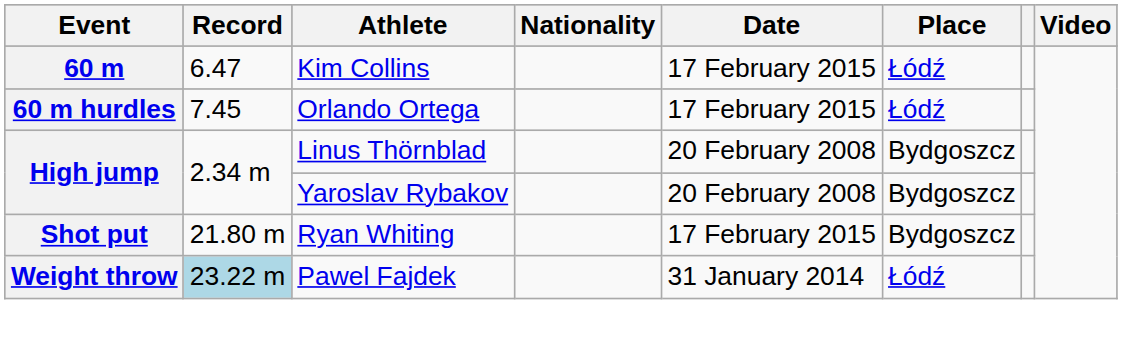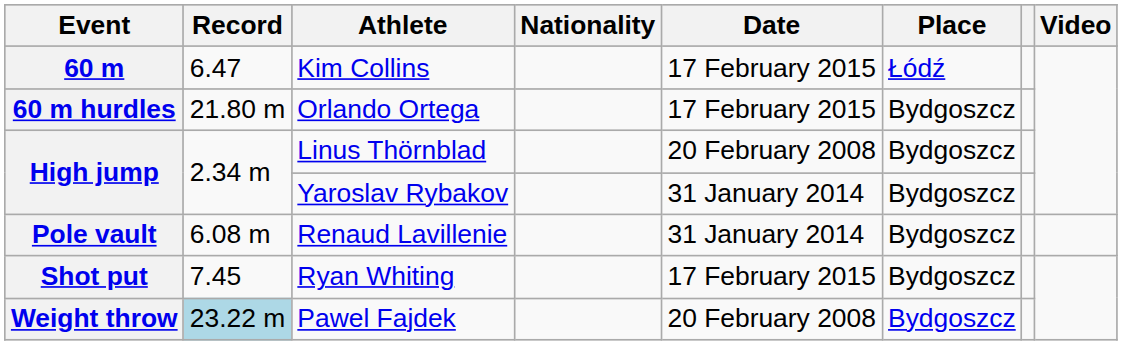(215, 109) 7.45 -> (237, 109) 21.80 m
(917, 109) Łódź -> (952, 109) Bydgoszcz
(772, 192) 20 February 2008 -> (766, 192) 31 January 2014
+ row: (402, 234)
(237, 234) 21.80 m -> (215, 276) 7.45
(766, 276) 31 January 2014 -> (772, 318) 20 February 2008
(917, 276) Łódź -> (952, 318) Bydgoszcz
